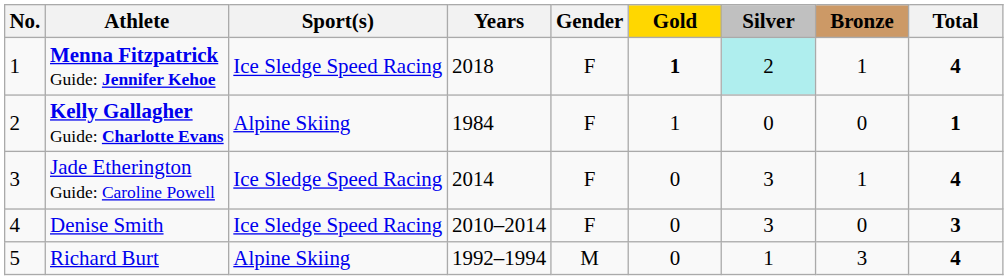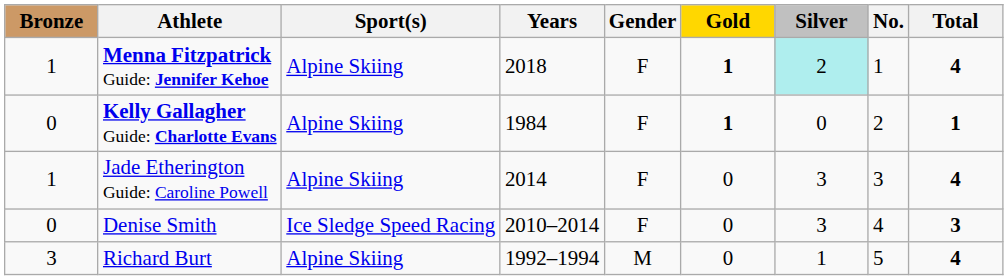columns swapped: (25, 21) <-> (862, 21)
(338, 66) Ice Sledge Speed Racing -> (345, 66) Alpine Skiing
(675, 122) normal -> (728, 122) bold
(338, 179) Ice Sledge Speed Racing -> (345, 179) Alpine Skiing
